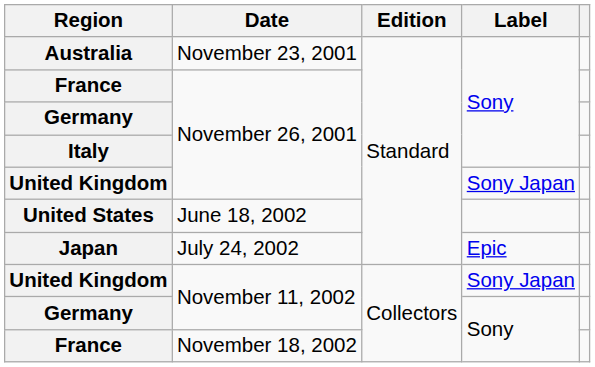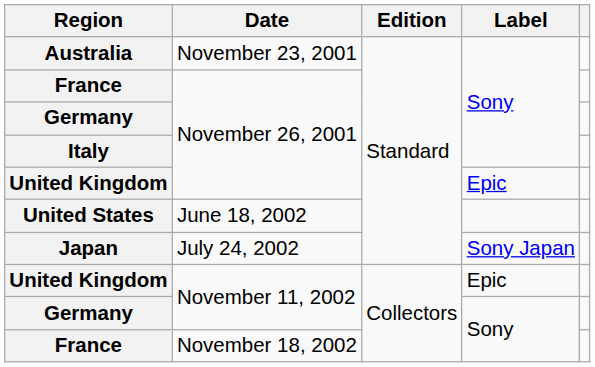(521, 183) Sony Japan -> (487, 183) Epic
(487, 248) Epic -> (521, 248) Sony Japan
(521, 280) Sony Japan -> (487, 280) Epic
